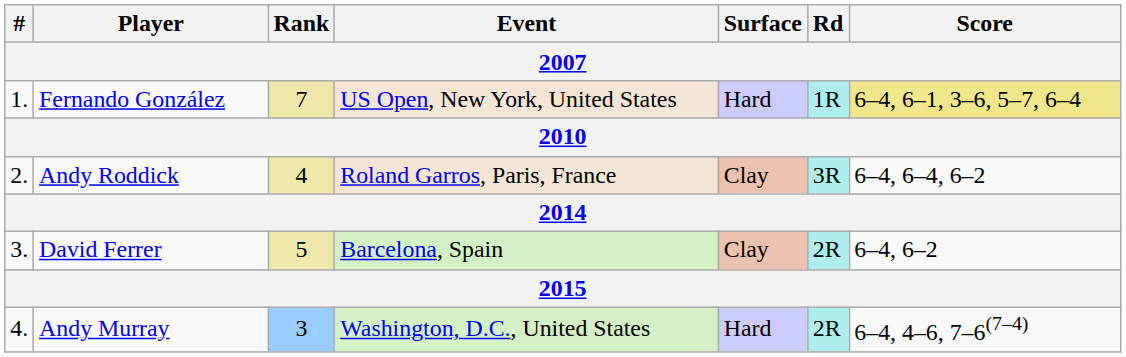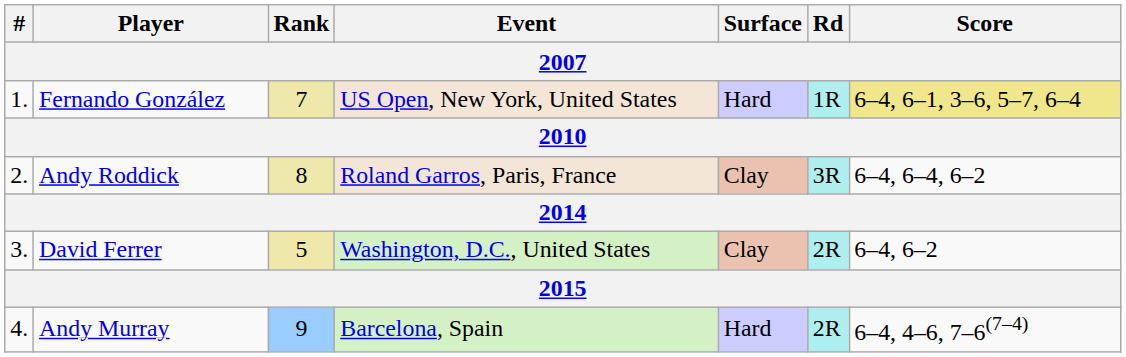(301, 174) 4 -> (301, 174) 8
(422, 250) Barcelona, Spain -> (495, 250) Washington, D.C., United States
(301, 329) 3 -> (301, 329) 9
(495, 329) Washington, D.C., United States -> (422, 329) Barcelona, Spain
